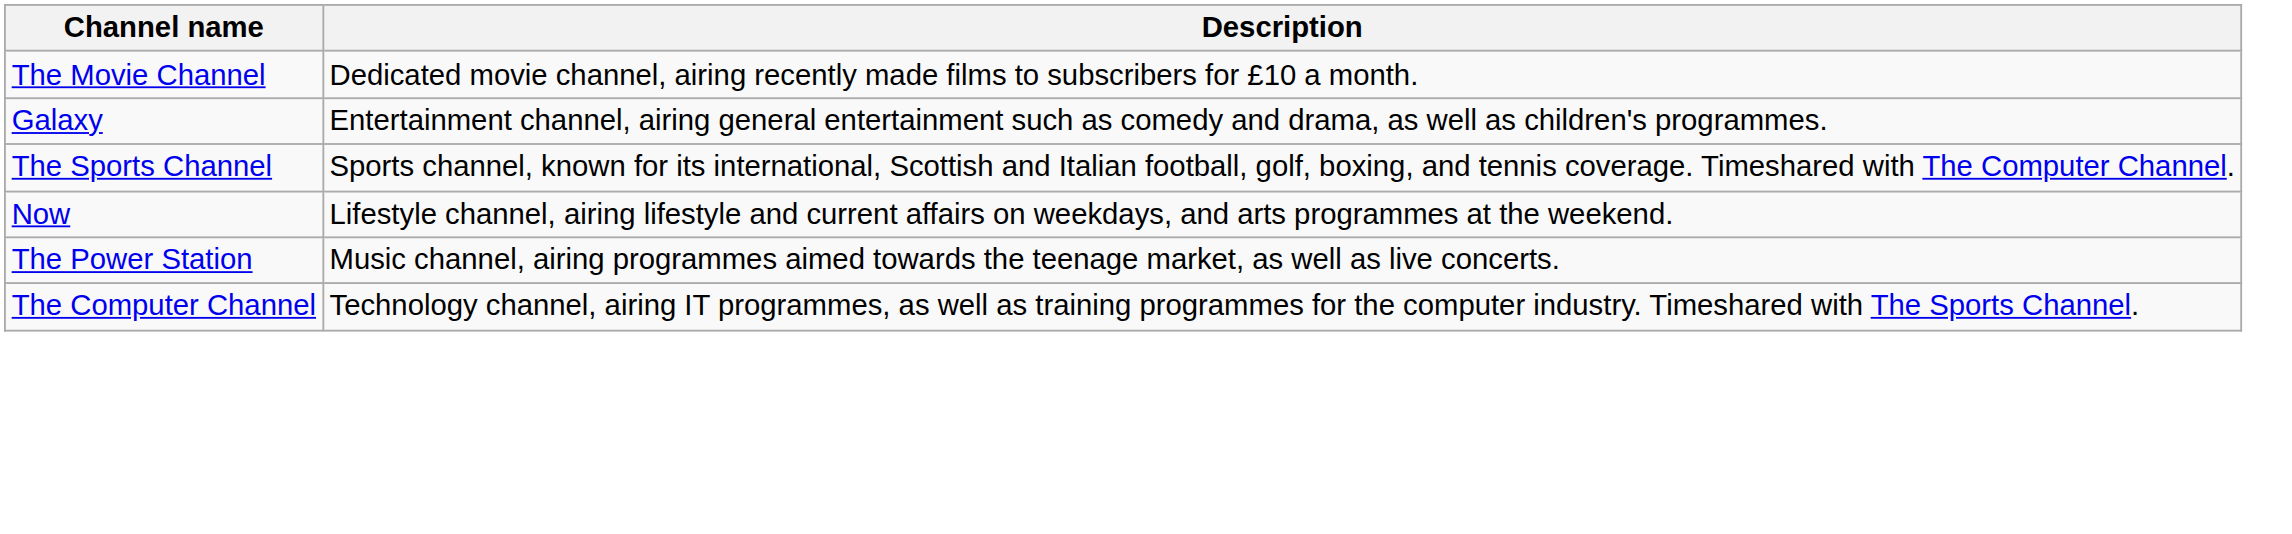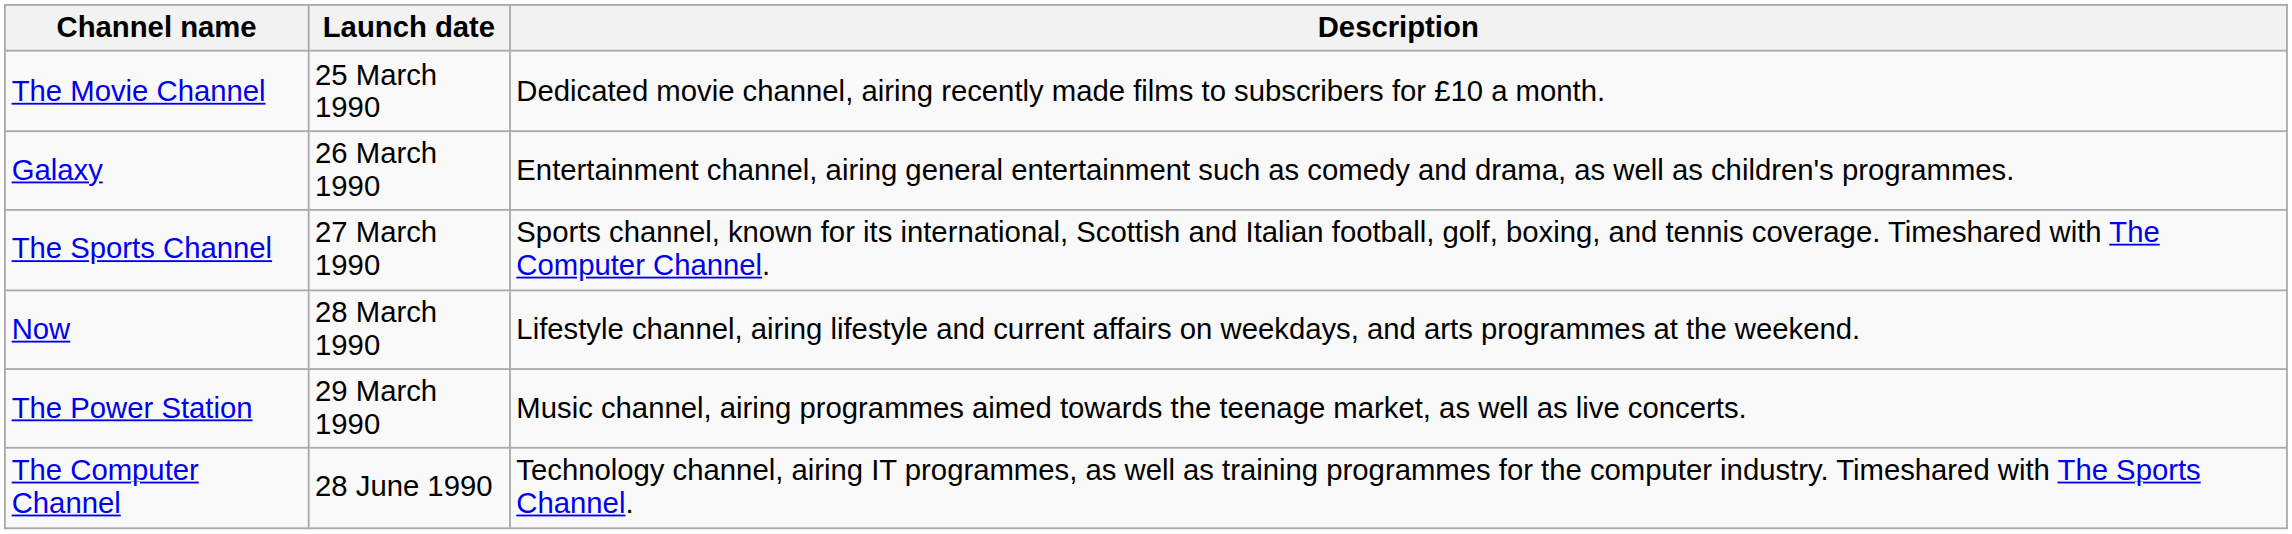+ column: (409, 27)
